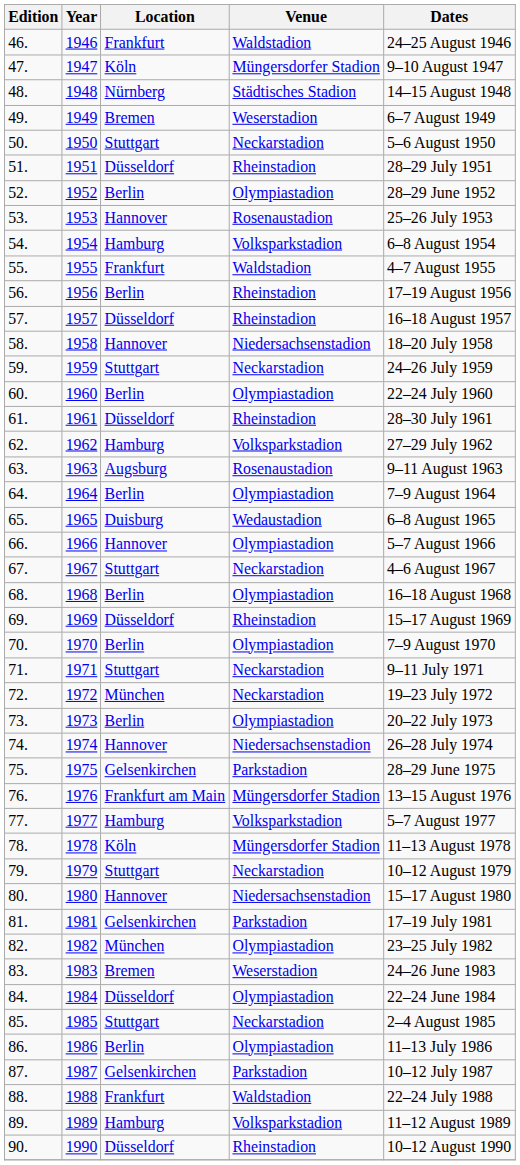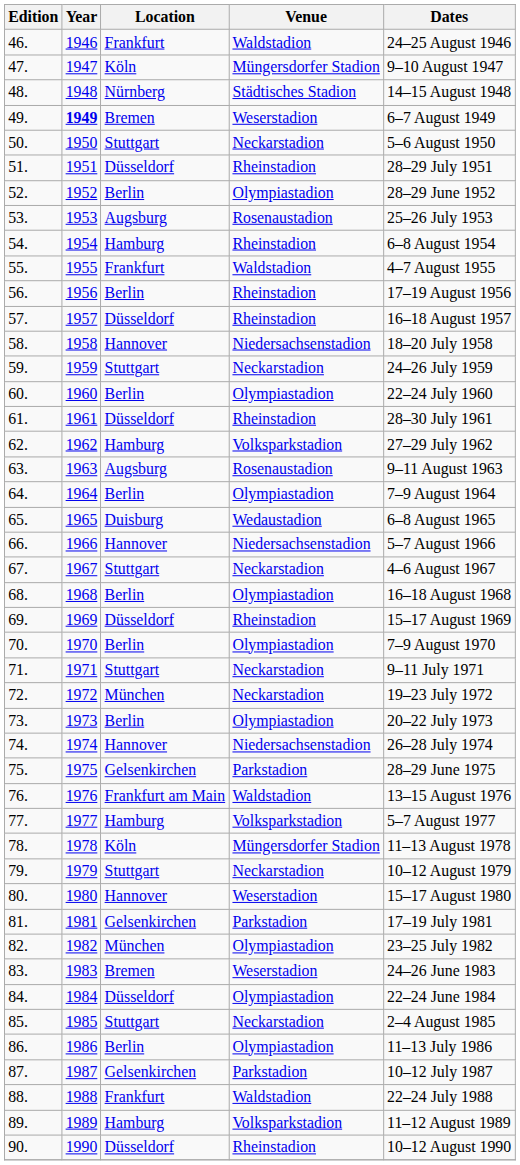(81, 117) normal -> (81, 117) bold
(136, 218) Hannover -> (136, 218) Augsburg
(287, 243) Volksparkstadion -> (274, 243) Rheinstadion
(283, 544) Olympiastadion -> (302, 544) Niedersachsenstadion
(306, 795) Müngersdorfer Stadion -> (272, 795) Waldstadion
(302, 896) Niedersachsenstadion -> (275, 896) Weserstadion
